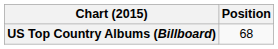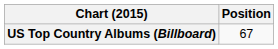(246, 34) 68 -> (246, 34) 67
